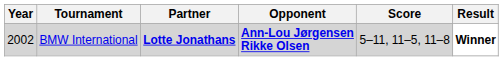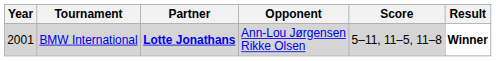(21, 40) 2002 -> (21, 40) 2001
(298, 40) bold -> (294, 40) normal
